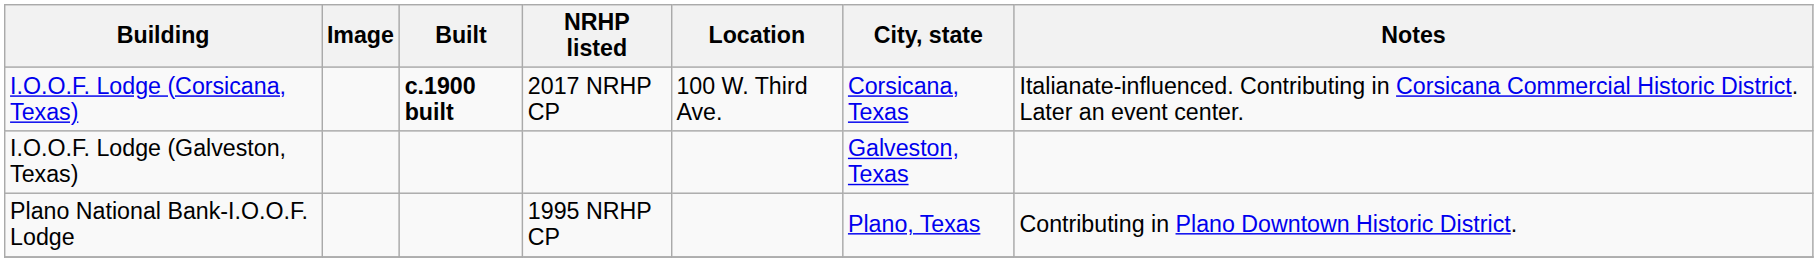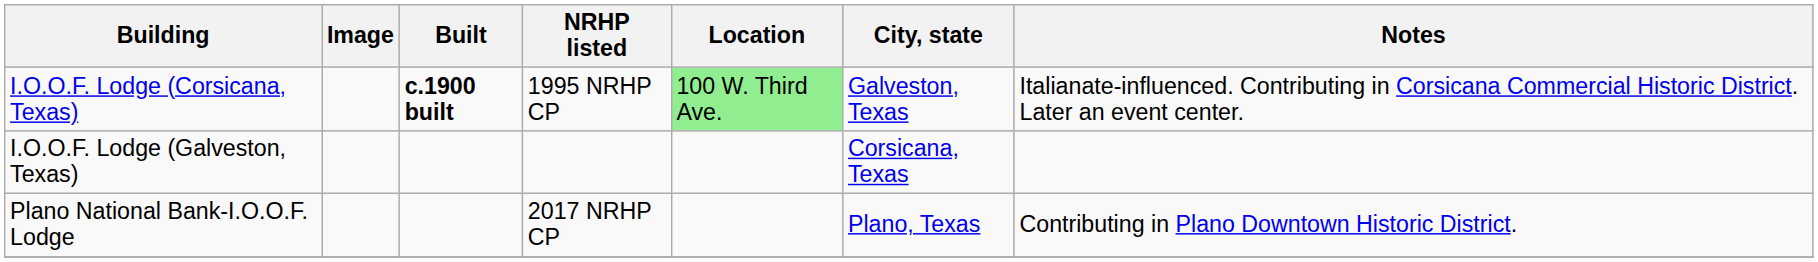(590, 98) 2017 NRHP CP -> (590, 98) 1995 NRHP CP
(742, 98) no background -> (742, 98) lightgreen background
(903, 98) Corsicana, Texas -> (903, 98) Galveston, Texas
(903, 161) Galveston, Texas -> (903, 161) Corsicana, Texas
(590, 224) 1995 NRHP CP -> (590, 224) 2017 NRHP CP
